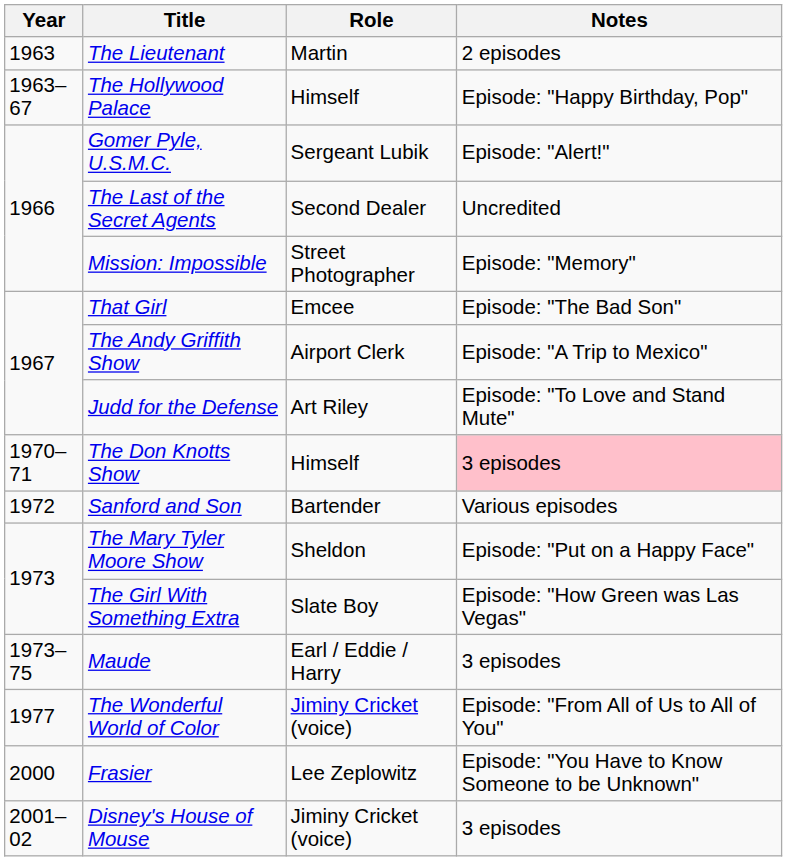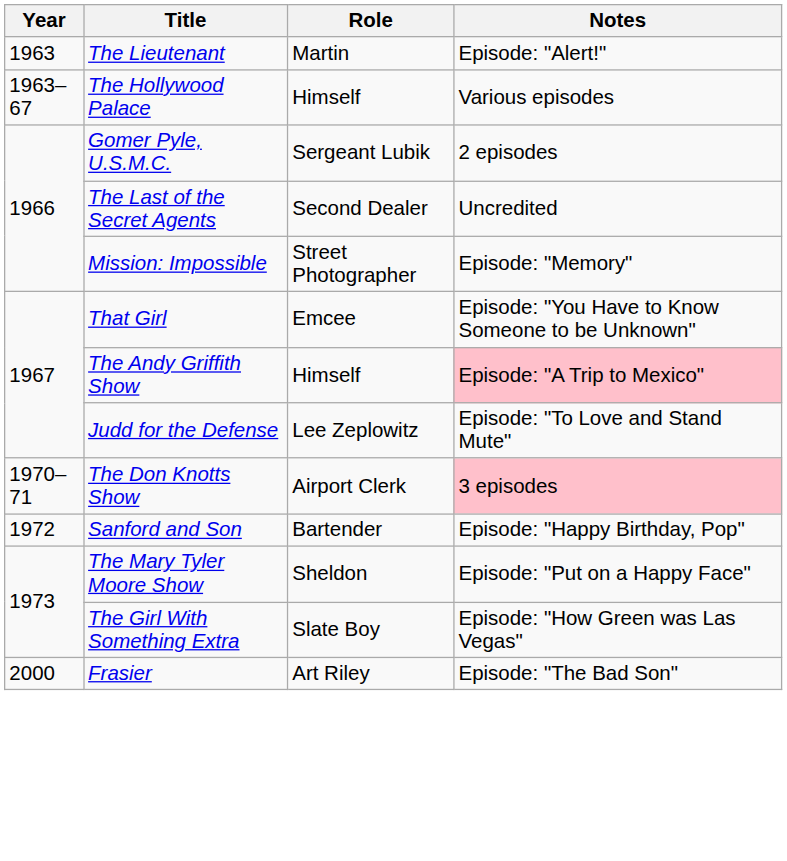(511, 53) 2 episodes -> (532, 53) Episode: "Alert!"
(605, 97) Episode: "Happy Birthday, Pop" -> (536, 97) Various episodes
(536, 152) Episode: "Alert!" -> (508, 152) 2 episodes
(572, 307) Episode: "The Bad Son" -> (589, 319) Episode: "You Have to Know Someone to be Unknown"
(348, 351) Airport Clerk -> (326, 374) Himself
(585, 351) no background -> (581, 374) pink background
(329, 407) Art Riley -> (355, 430) Lee Zeplowitz
(325, 462) Himself -> (349, 485) Airport Clerk
(540, 506) Various episodes -> (602, 529) Episode: "Happy Birthday, Pop"
- row: (119, 661)
- row: (155, 717)
(354, 772) Lee Zeplowitz -> (331, 673) Art Riley
(592, 772) Episode: "You Have to Know Someone to be Unknown" -> (568, 673) Episode: "The Bad Son"
- row: (170, 828)
